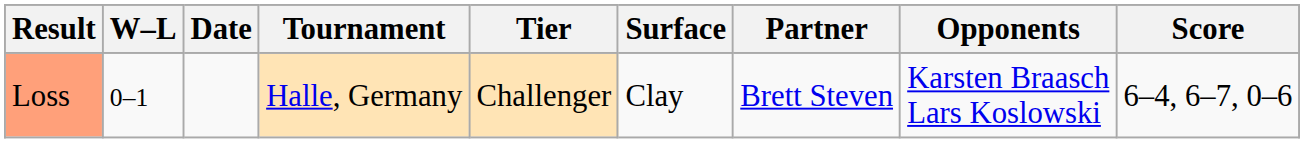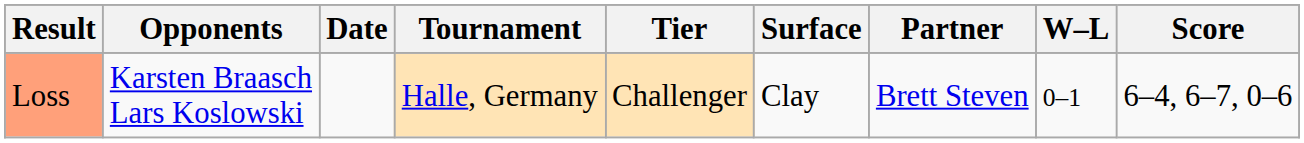columns swapped: (143, 28) <-> (1008, 28)
